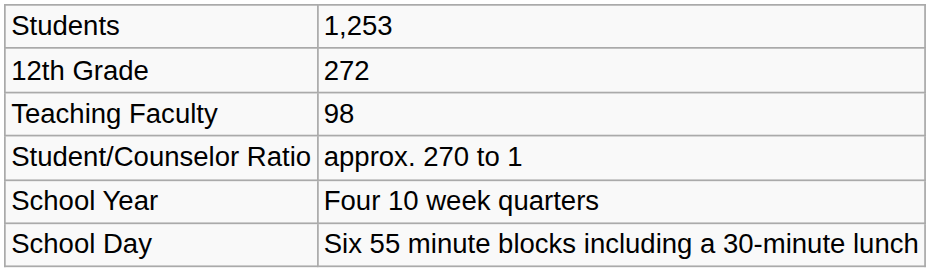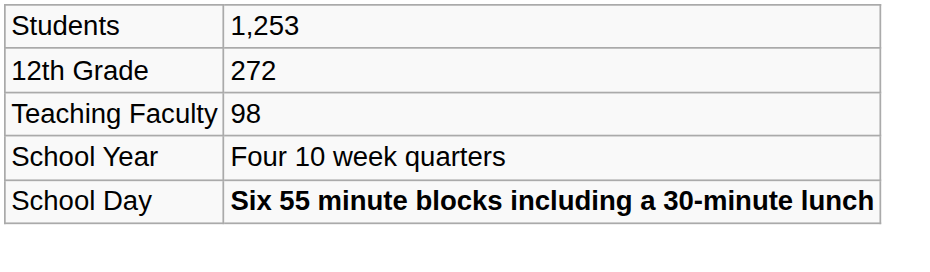- row: (161, 157)
(621, 244) normal -> (552, 200) bold
